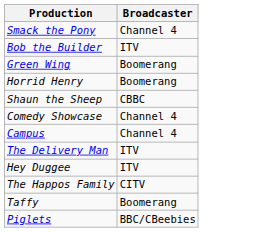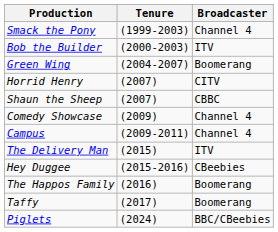+ column: (155, 13)
(148, 82) Boomerang -> (207, 82) CITV
(129, 167) ITV -> (220, 167) CBeebies
(132, 185) CITV -> (223, 185) Boomerang
